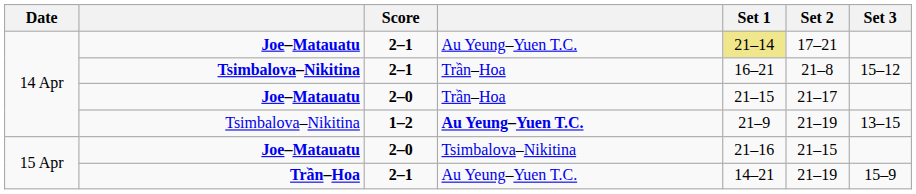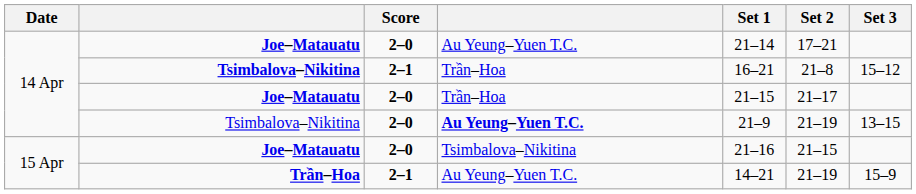(401, 44) 2–1 -> (401, 44) 2–0
(754, 44) khaki background -> (754, 44) no background
(401, 123) 1–2 -> (401, 123) 2–0
